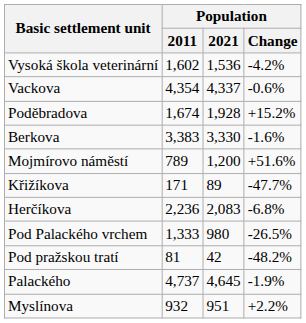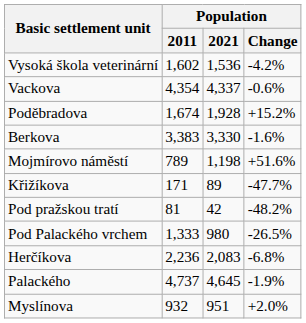(224, 161) 1,200 -> (224, 161) 1,198
rows swapped: (63, 257) <-> (40, 209)
(268, 305) +2.2% -> (268, 305) +2.0%
